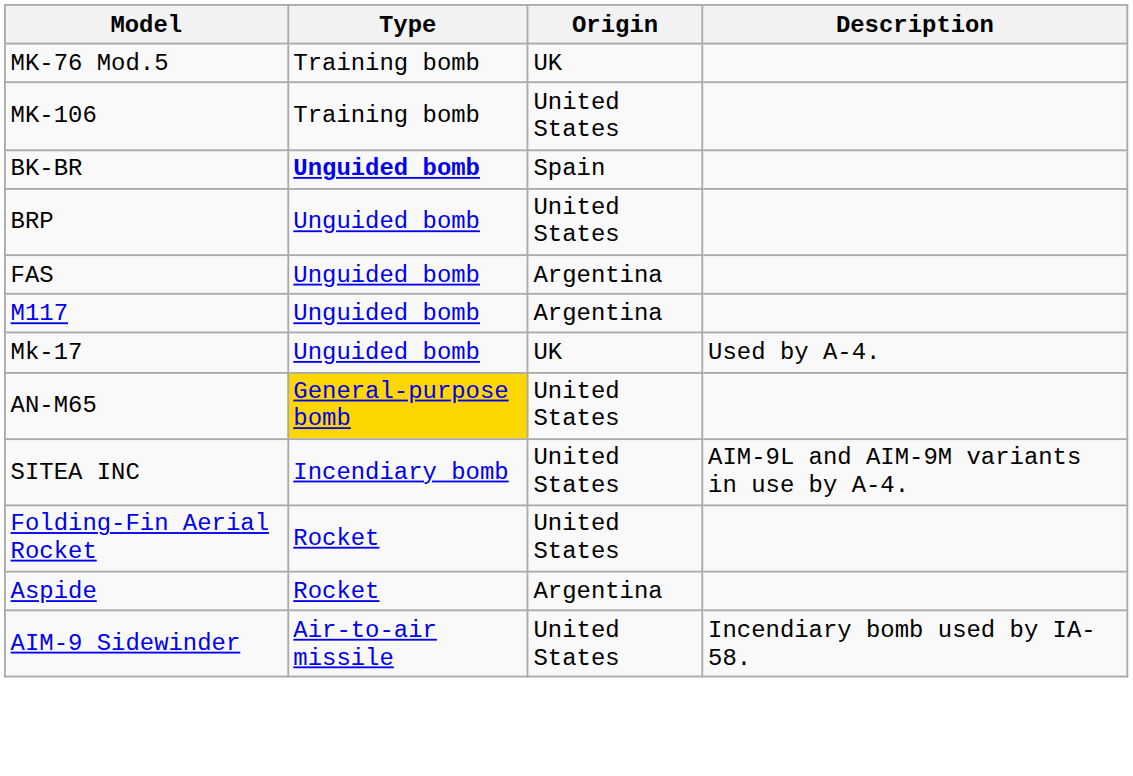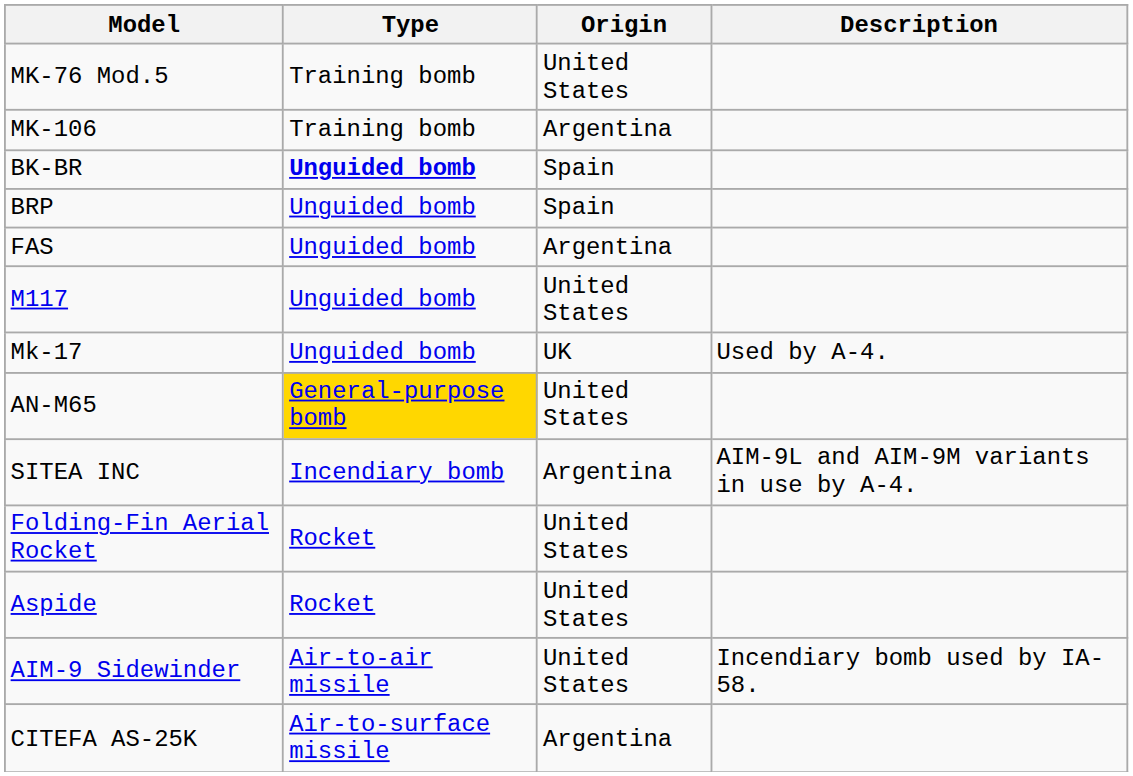(548, 63) UK -> (586, 77) United States
(577, 116) United States -> (608, 130) Argentina
(577, 222) United States -> (579, 208) Spain
(598, 314) Argentina -> (586, 300) United States
(577, 472) United States -> (608, 472) Argentina
(598, 591) Argentina -> (586, 605) United States
+ row: (104, 738)
